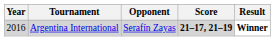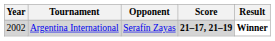(16, 28) 2016 -> (16, 28) 2002
